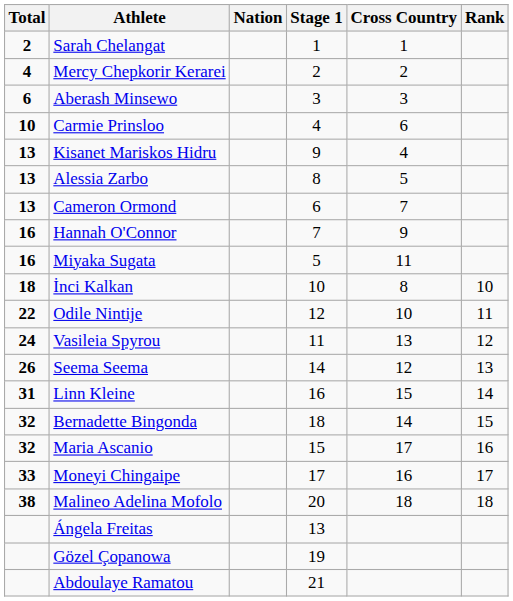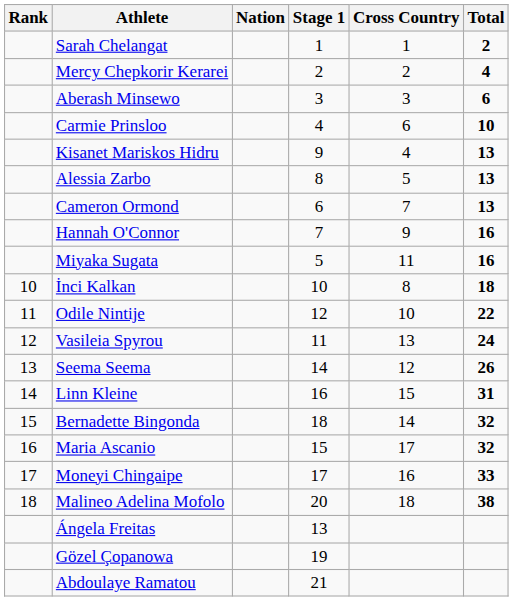columns swapped: (485, 17) <-> (27, 17)
